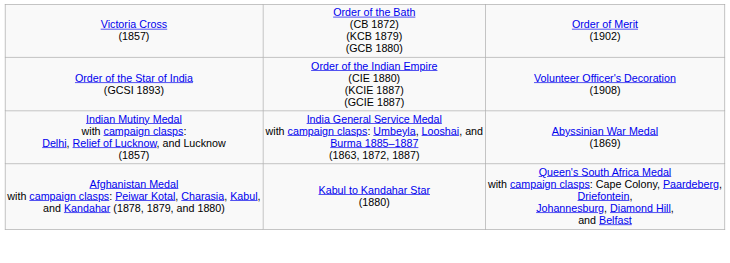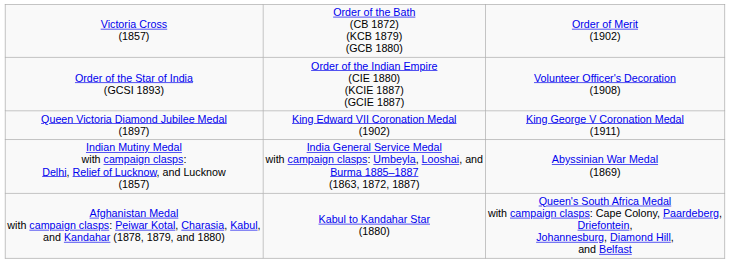+ row: (134, 125)
